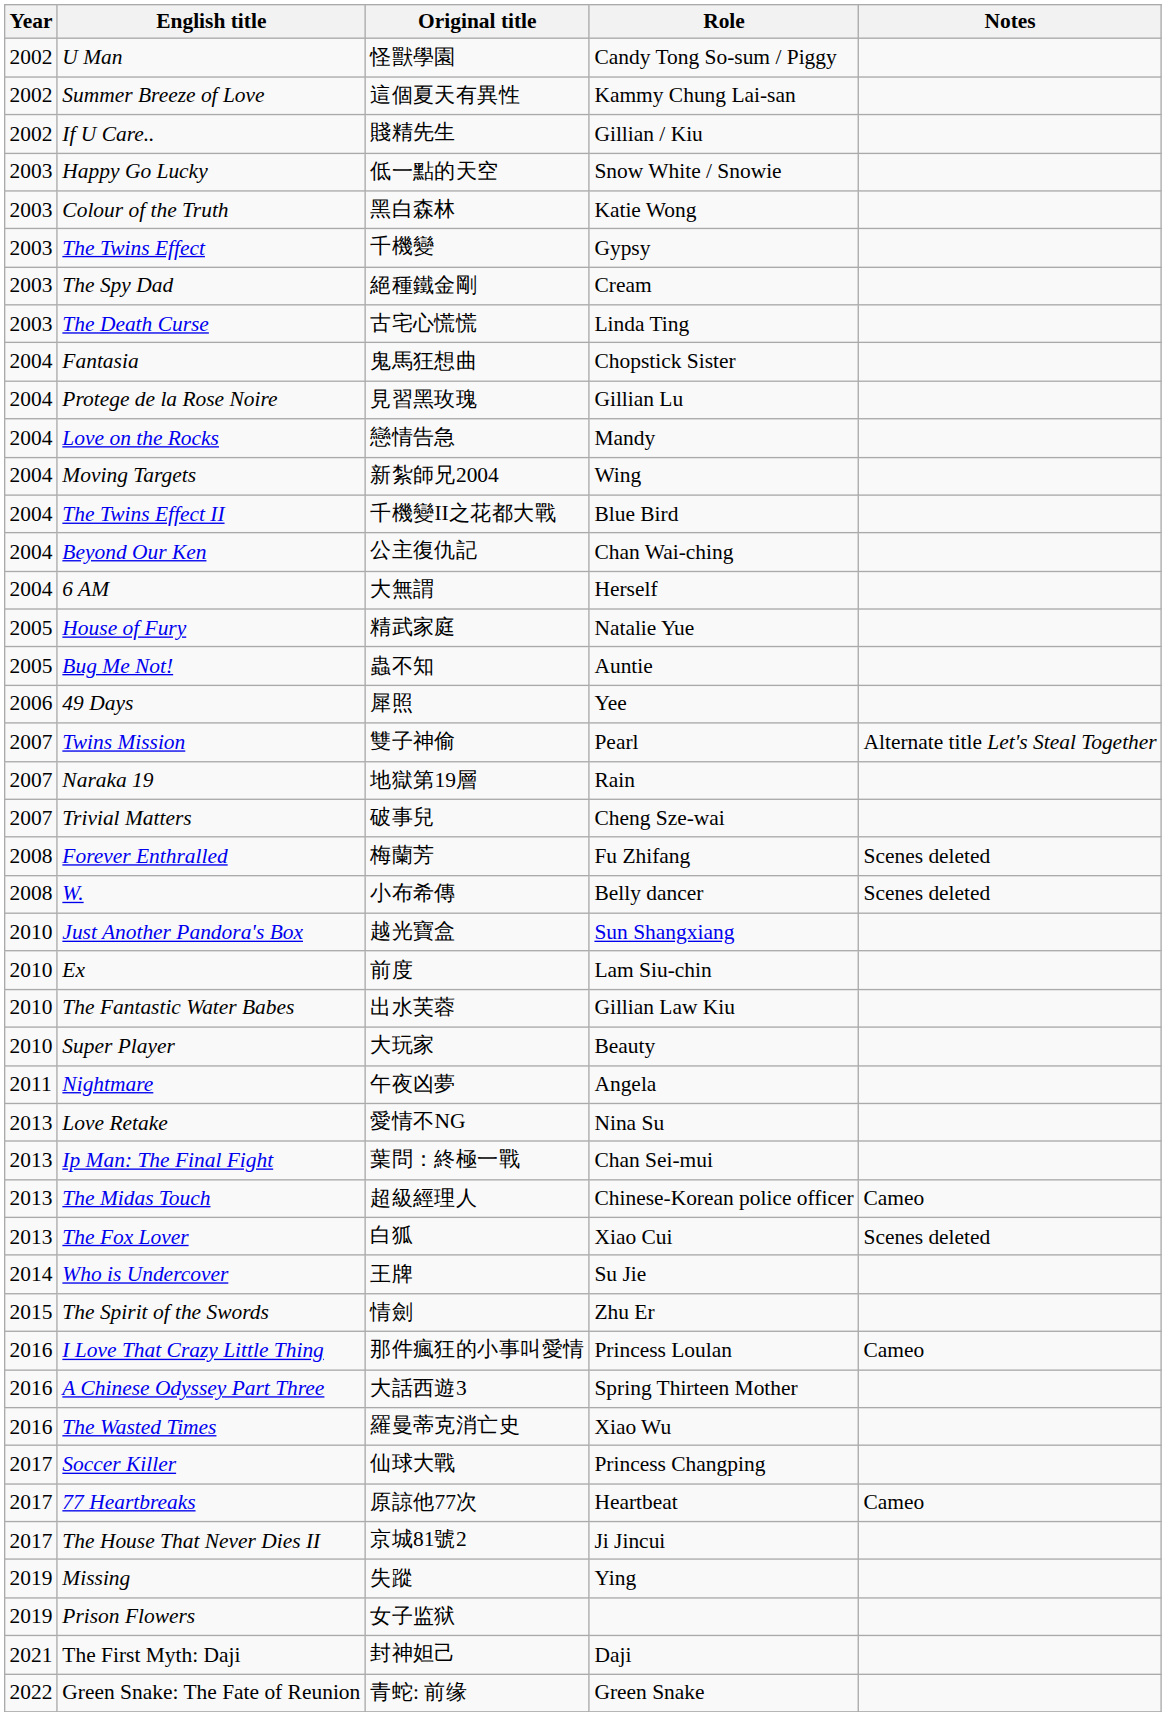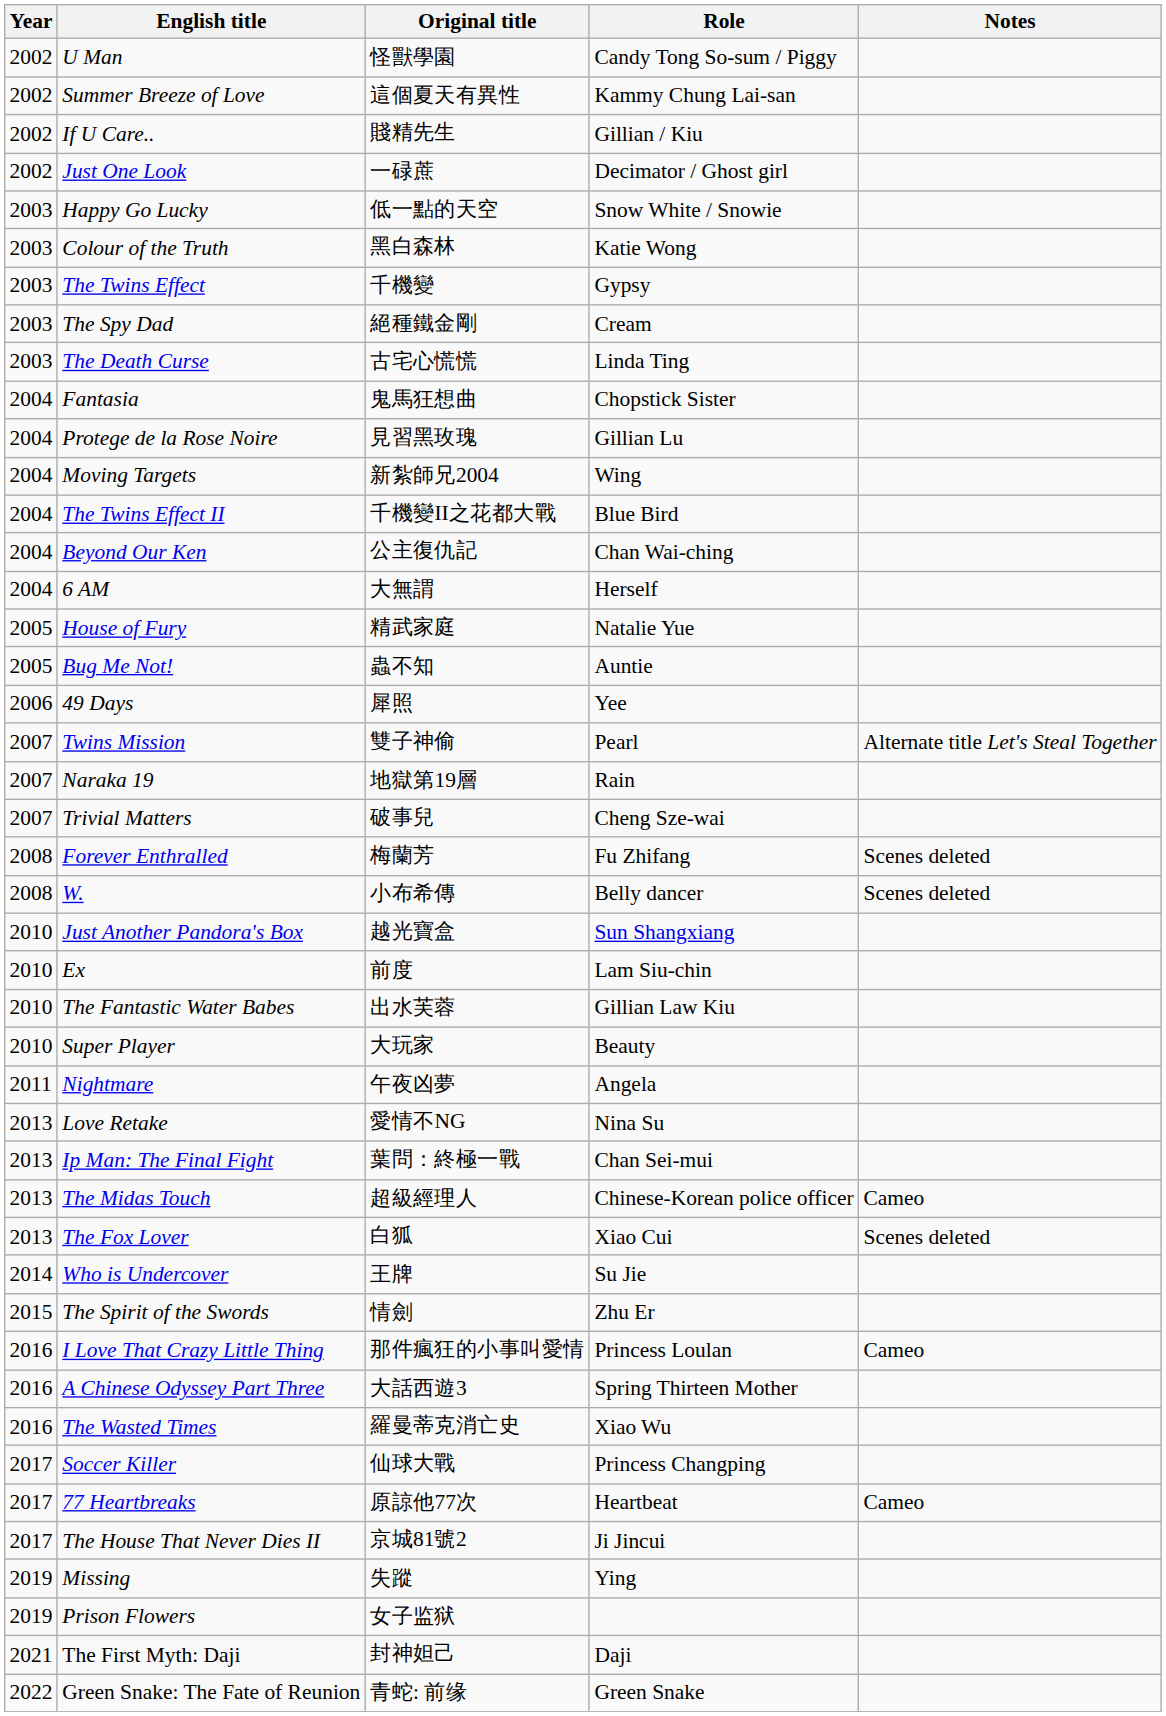+ row: (124, 171)
- row: (141, 437)
